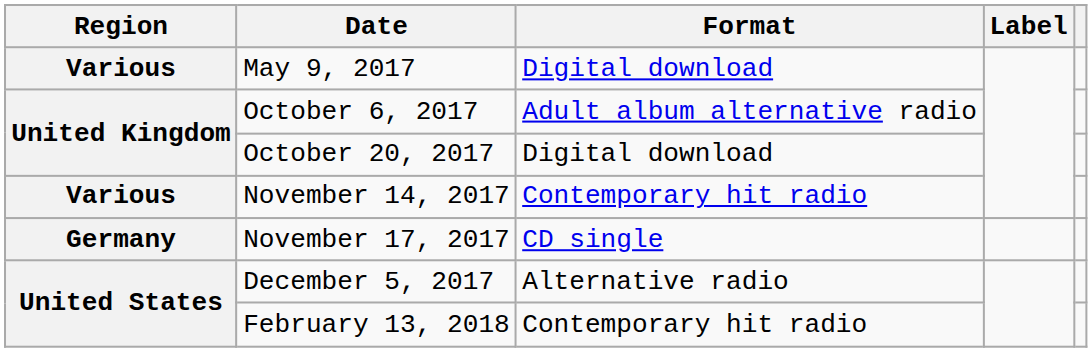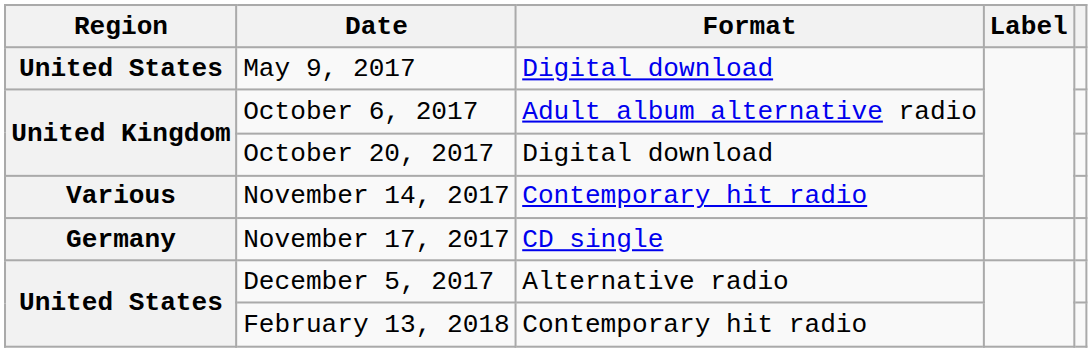(121, 69) Various -> (121, 69) United States
